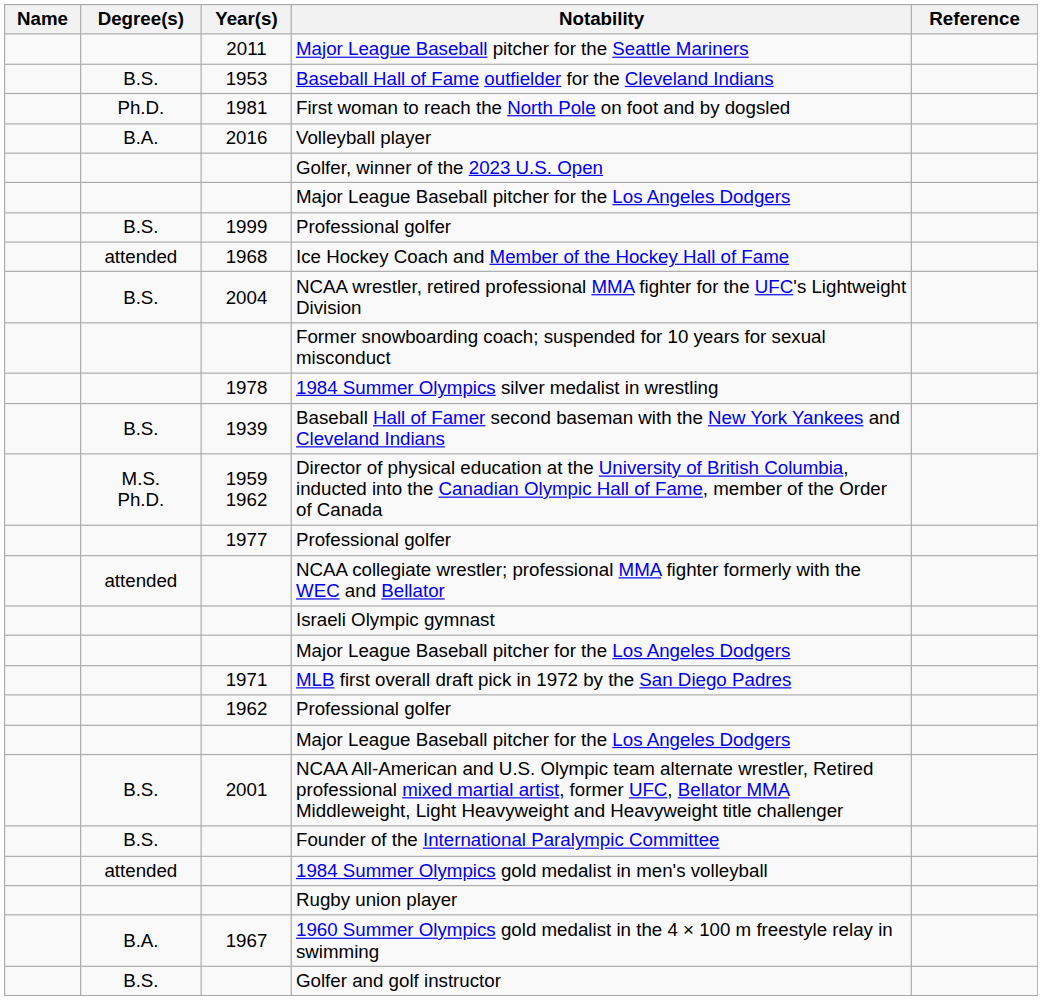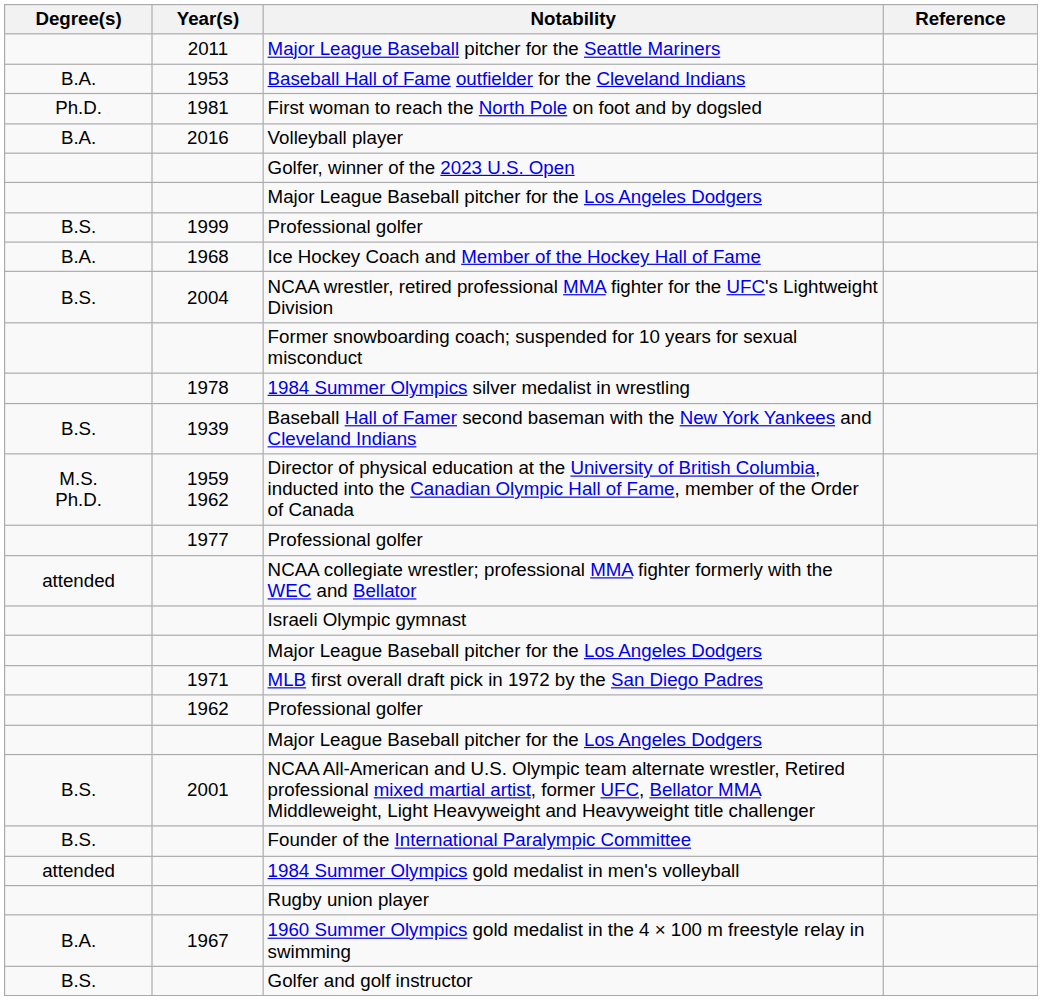- column: (42, 19)
(141, 78) B.S. -> (79, 78) B.A.
(141, 256) attended -> (79, 256) B.A.
